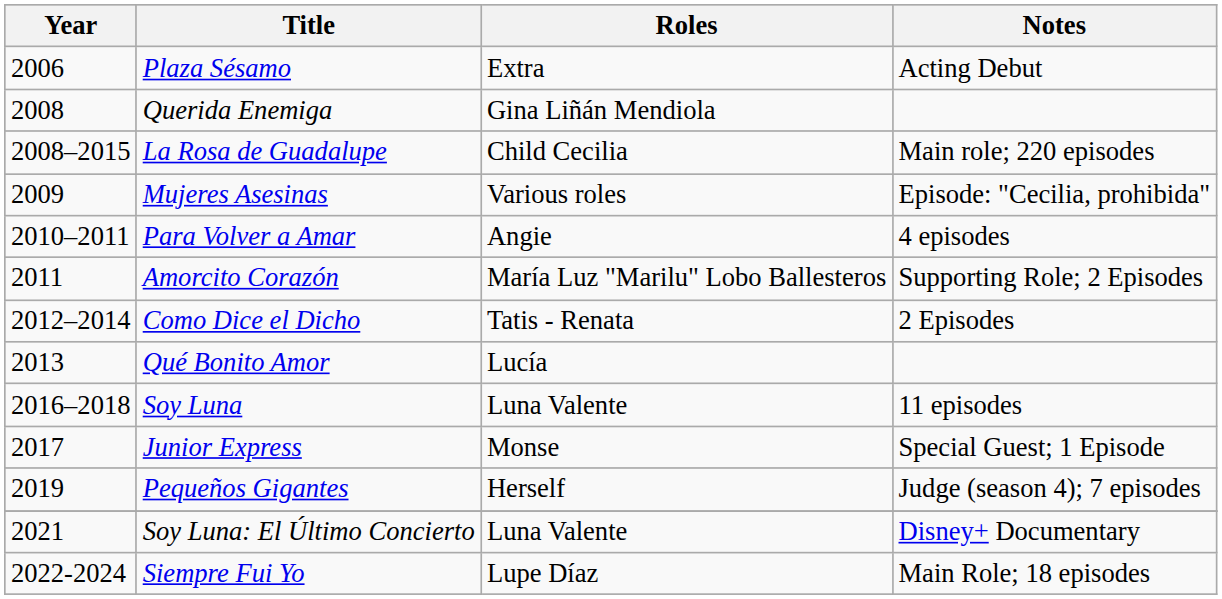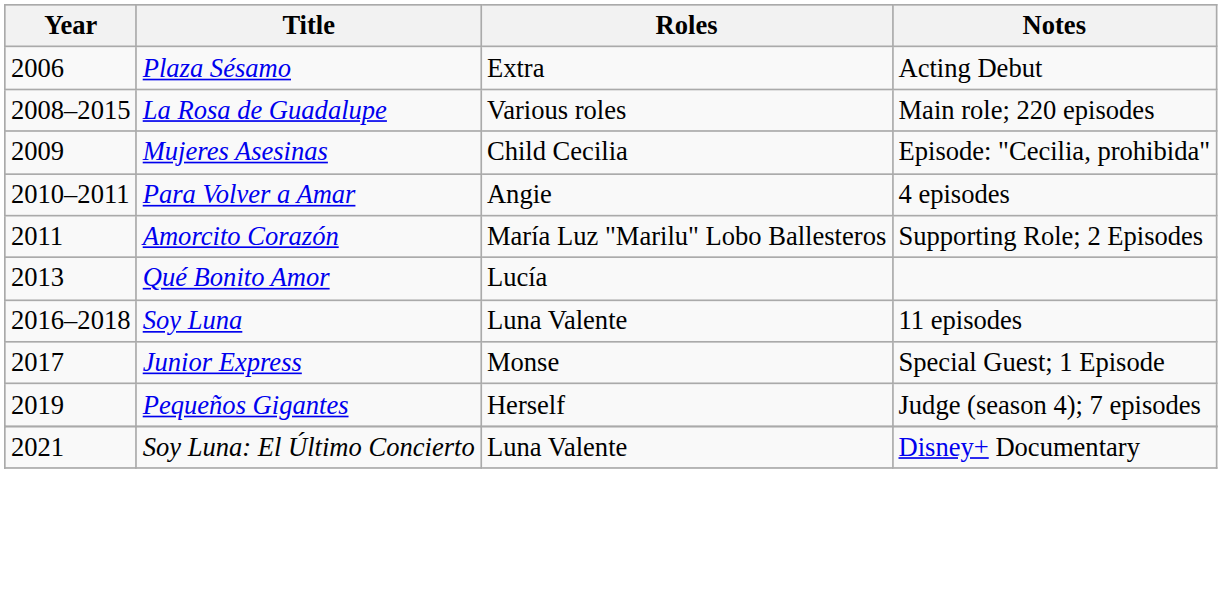- row: (238, 109)
(557, 151) Child Cecilia -> (557, 109) Various roles
(557, 194) Various roles -> (557, 151) Child Cecilia
- row: (252, 320)
- row: (224, 573)
